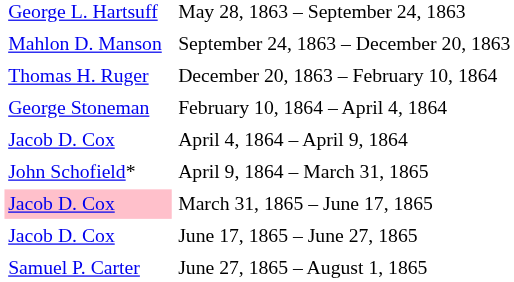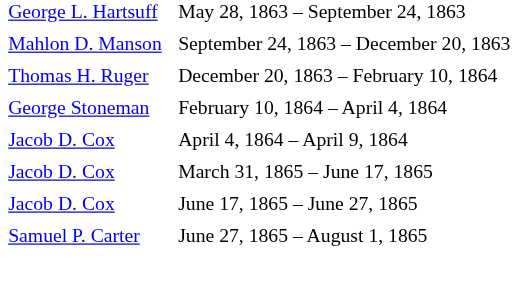- row: (303, 172)
(61, 203) pink background -> (61, 172) no background
